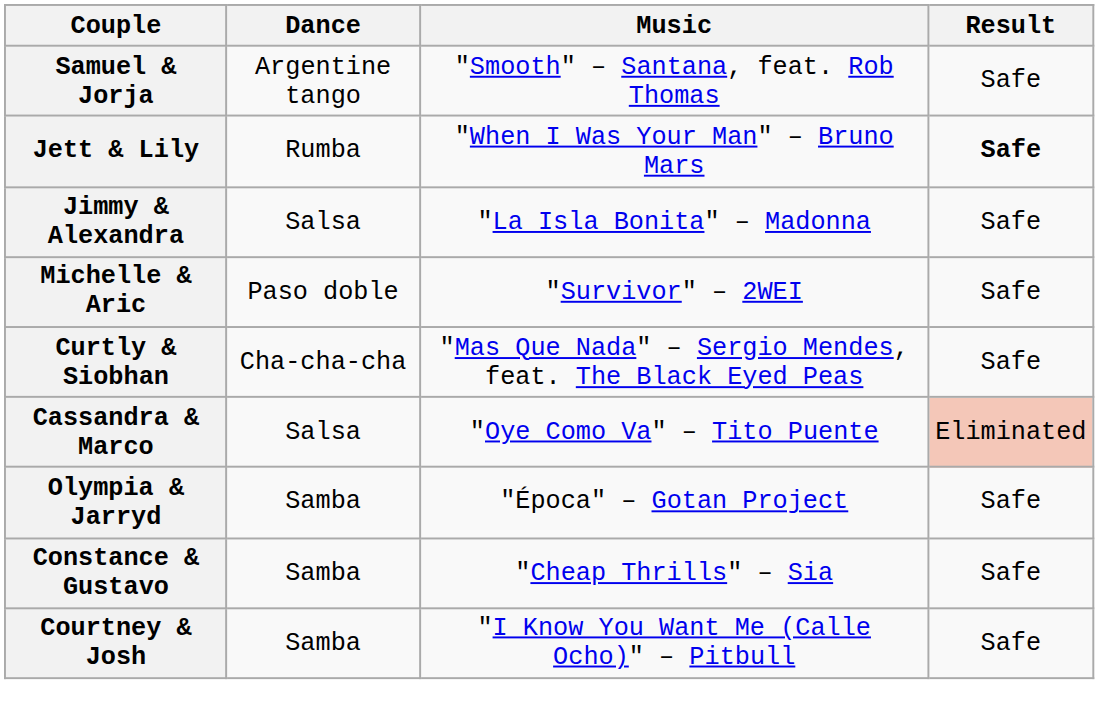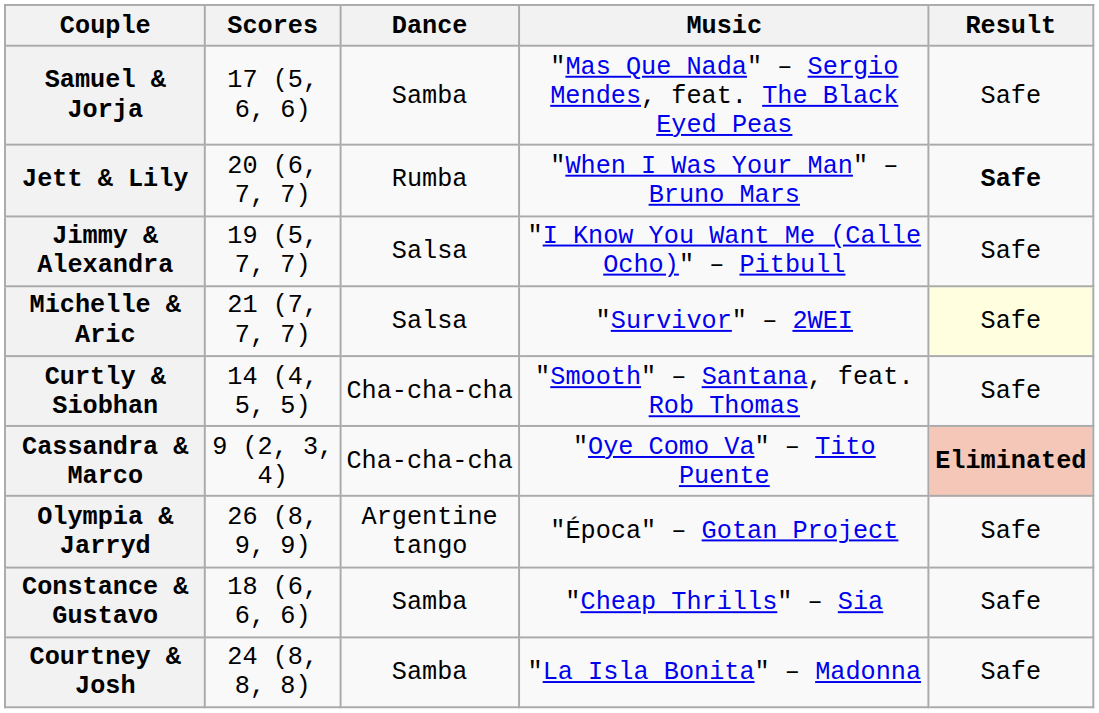+ column: (273, 26)
(323, 81) Argentine tango -> (430, 96) Samba
(674, 81) "Smooth" – Santana, feat. Rob Thomas -> (724, 96) "Mas Que Nada" – Sergio Mendes, feat. The Black Eyed Peas
(674, 222) "La Isla Bonita" – Madonna -> (724, 251) "I Know You Want Me (Calle Ocho)" – Pitbull
(323, 292) Paso doble -> (430, 321) Salsa
(1011, 292) no background -> (1011, 321) lightyellow background
(674, 362) "Mas Que Nada" – Sergio Mendes, feat. The Black Eyed Peas -> (724, 391) "Smooth" – Santana, feat. Rob Thomas
(323, 432) Salsa -> (430, 461) Cha-cha-cha
(1011, 432) normal -> (1011, 461) bold
(323, 502) Samba -> (430, 531) Argentine tango
(674, 643) "I Know You Want Me (Calle Ocho)" – Pitbull -> (724, 672) "La Isla Bonita" – Madonna
